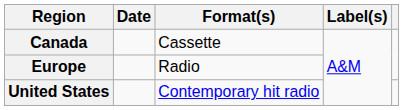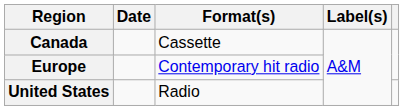(179, 67) Radio -> (239, 67) Contemporary hit radio
(239, 92) Contemporary hit radio -> (179, 92) Radio
